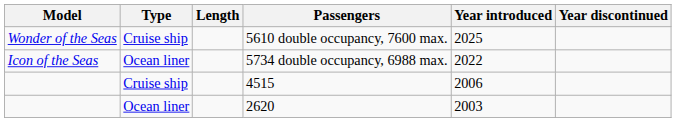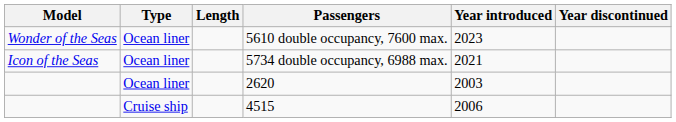(156, 38) Cruise ship -> (156, 38) Ocean liner
(468, 38) 2025 -> (468, 38) 2023
(468, 60) 2022 -> (468, 60) 2021
rows swapped: (260, 106) <-> (260, 83)
